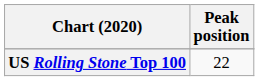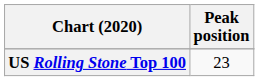(222, 62) 22 -> (222, 62) 23
